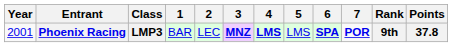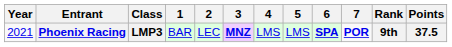(20, 32) 2001 -> (20, 32) 2021
(269, 32) bold -> (268, 32) normal
(427, 32) 37.8 -> (426, 32) 37.5
